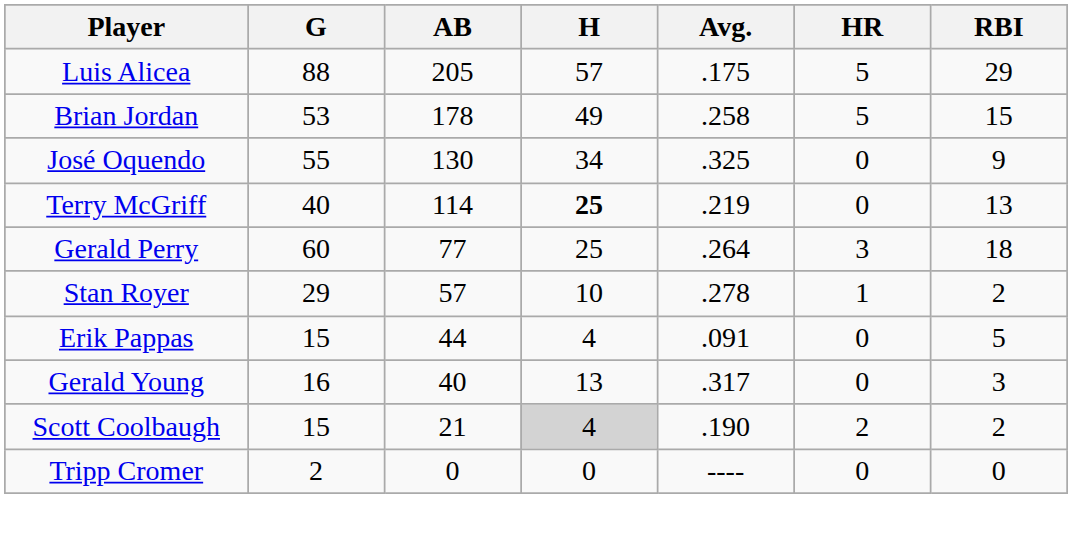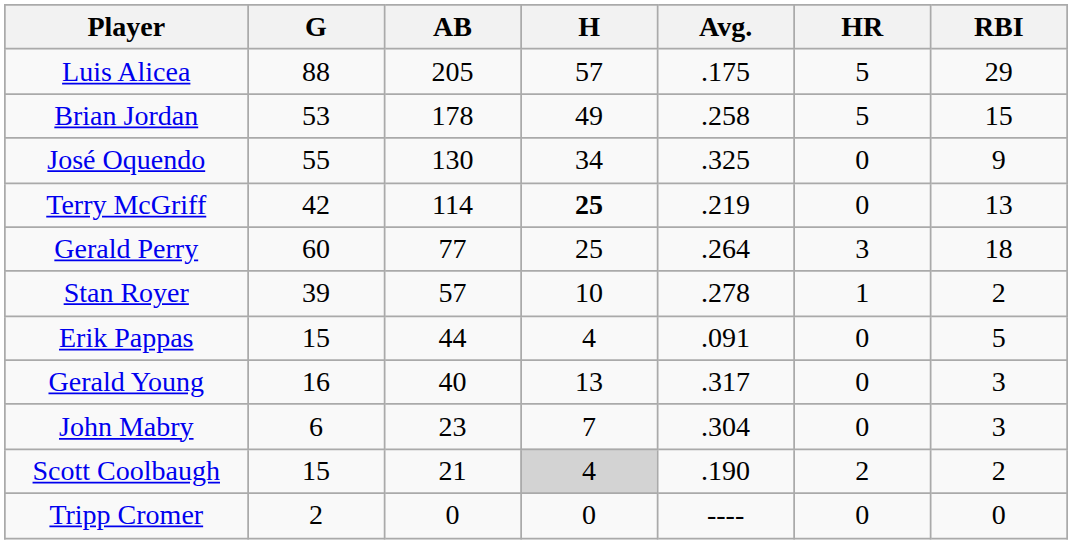(316, 204) 40 -> (316, 204) 42
(316, 293) 29 -> (316, 293) 39
+ row: (126, 426)
